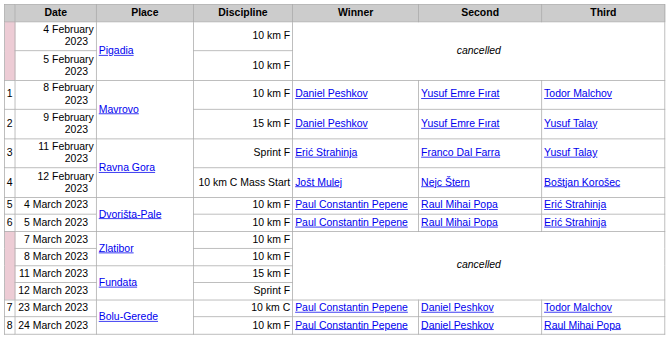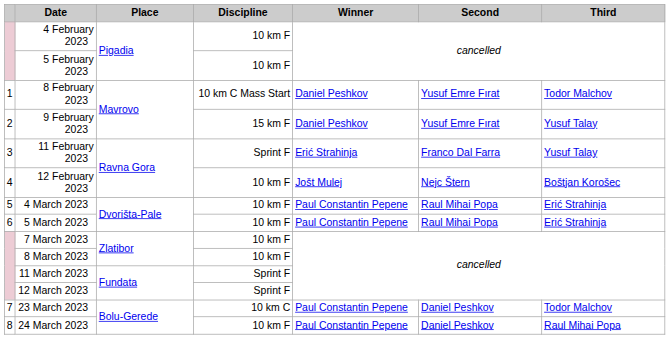(271, 94) 10 km F -> (244, 94) 10 km C Mass Start
(244, 182) 10 km C Mass Start -> (271, 182) 10 km F
(271, 273) 15 km F -> (272, 273) Sprint F
